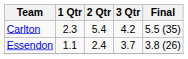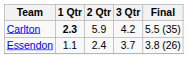(70, 29) normal -> (70, 29) bold
(99, 29) 5.4 -> (99, 29) 5.9
